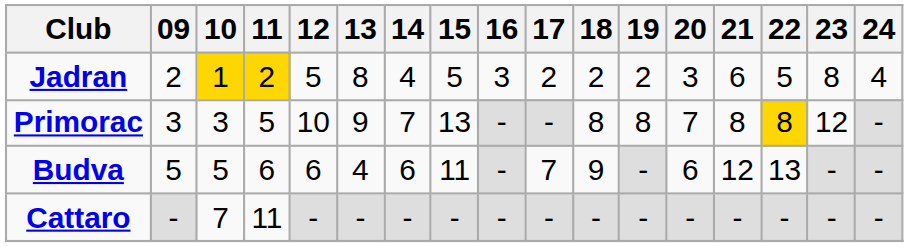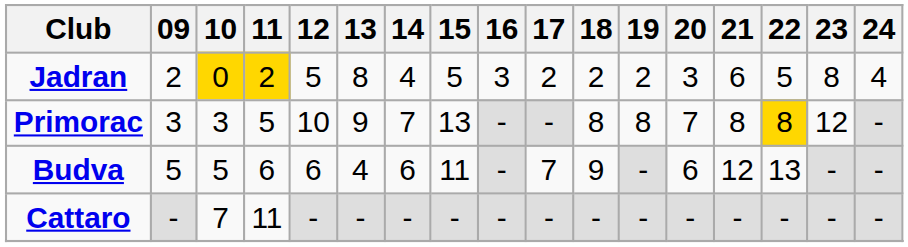(221, 76) 1 -> (221, 76) 0
